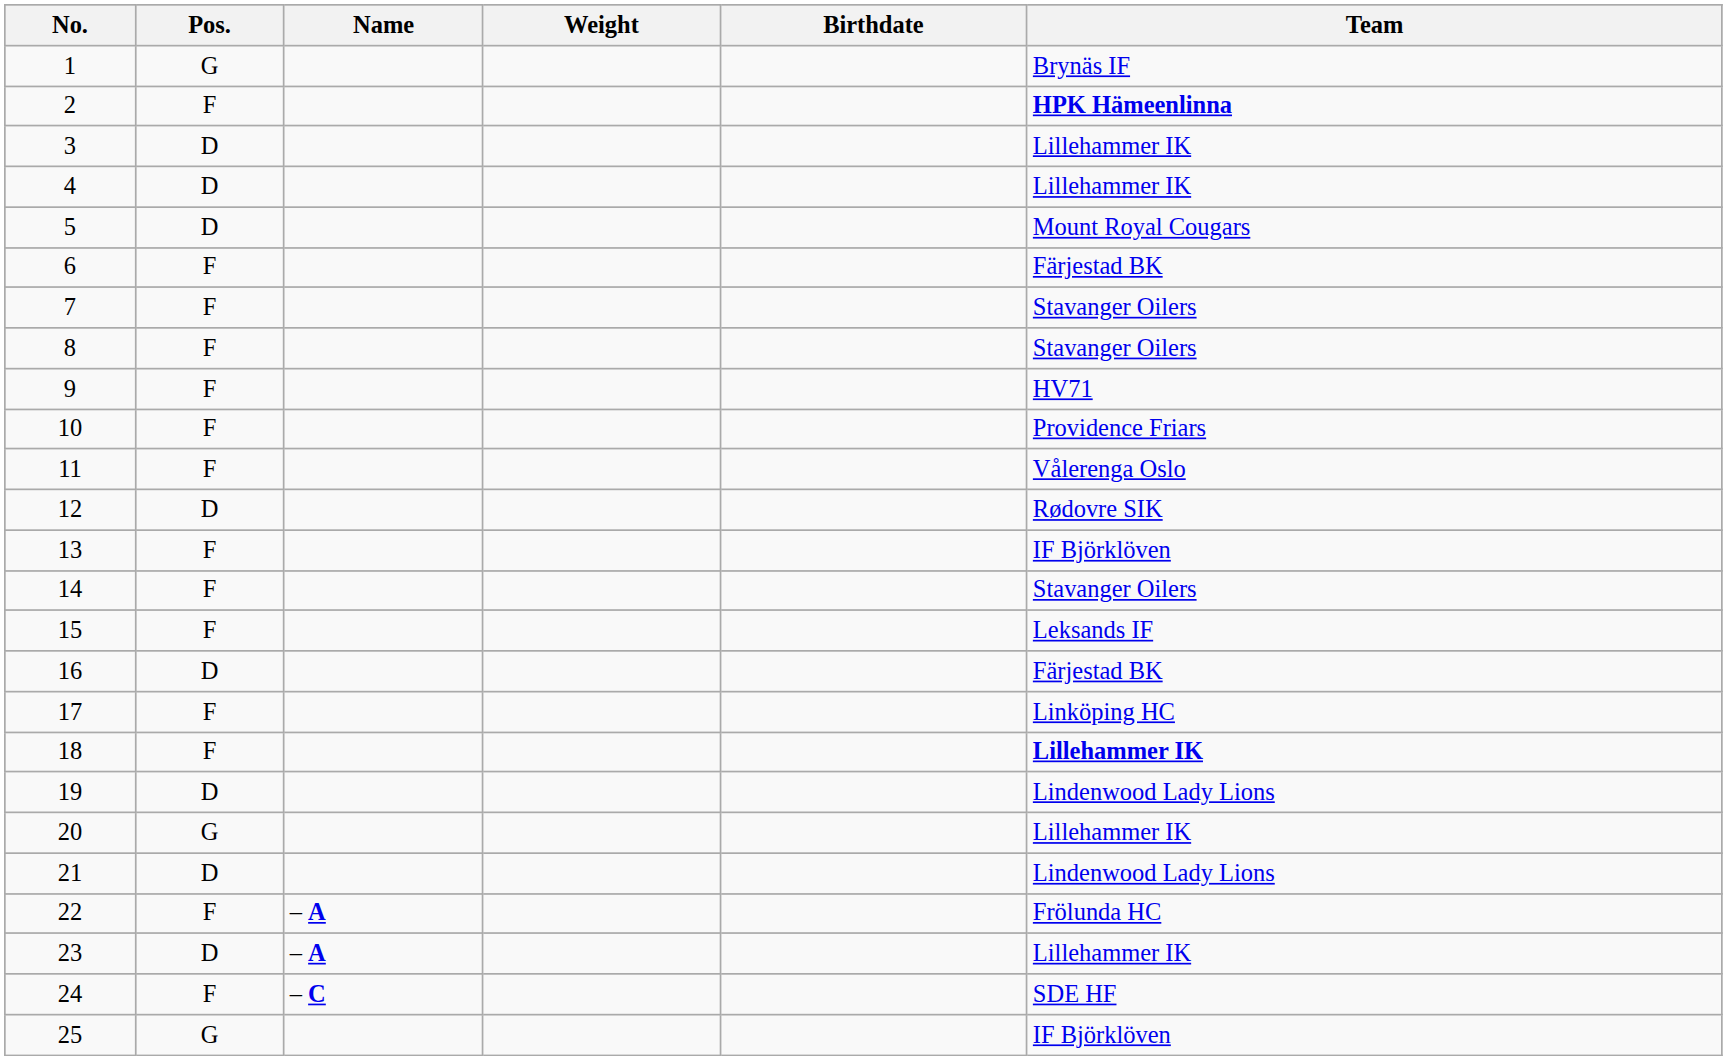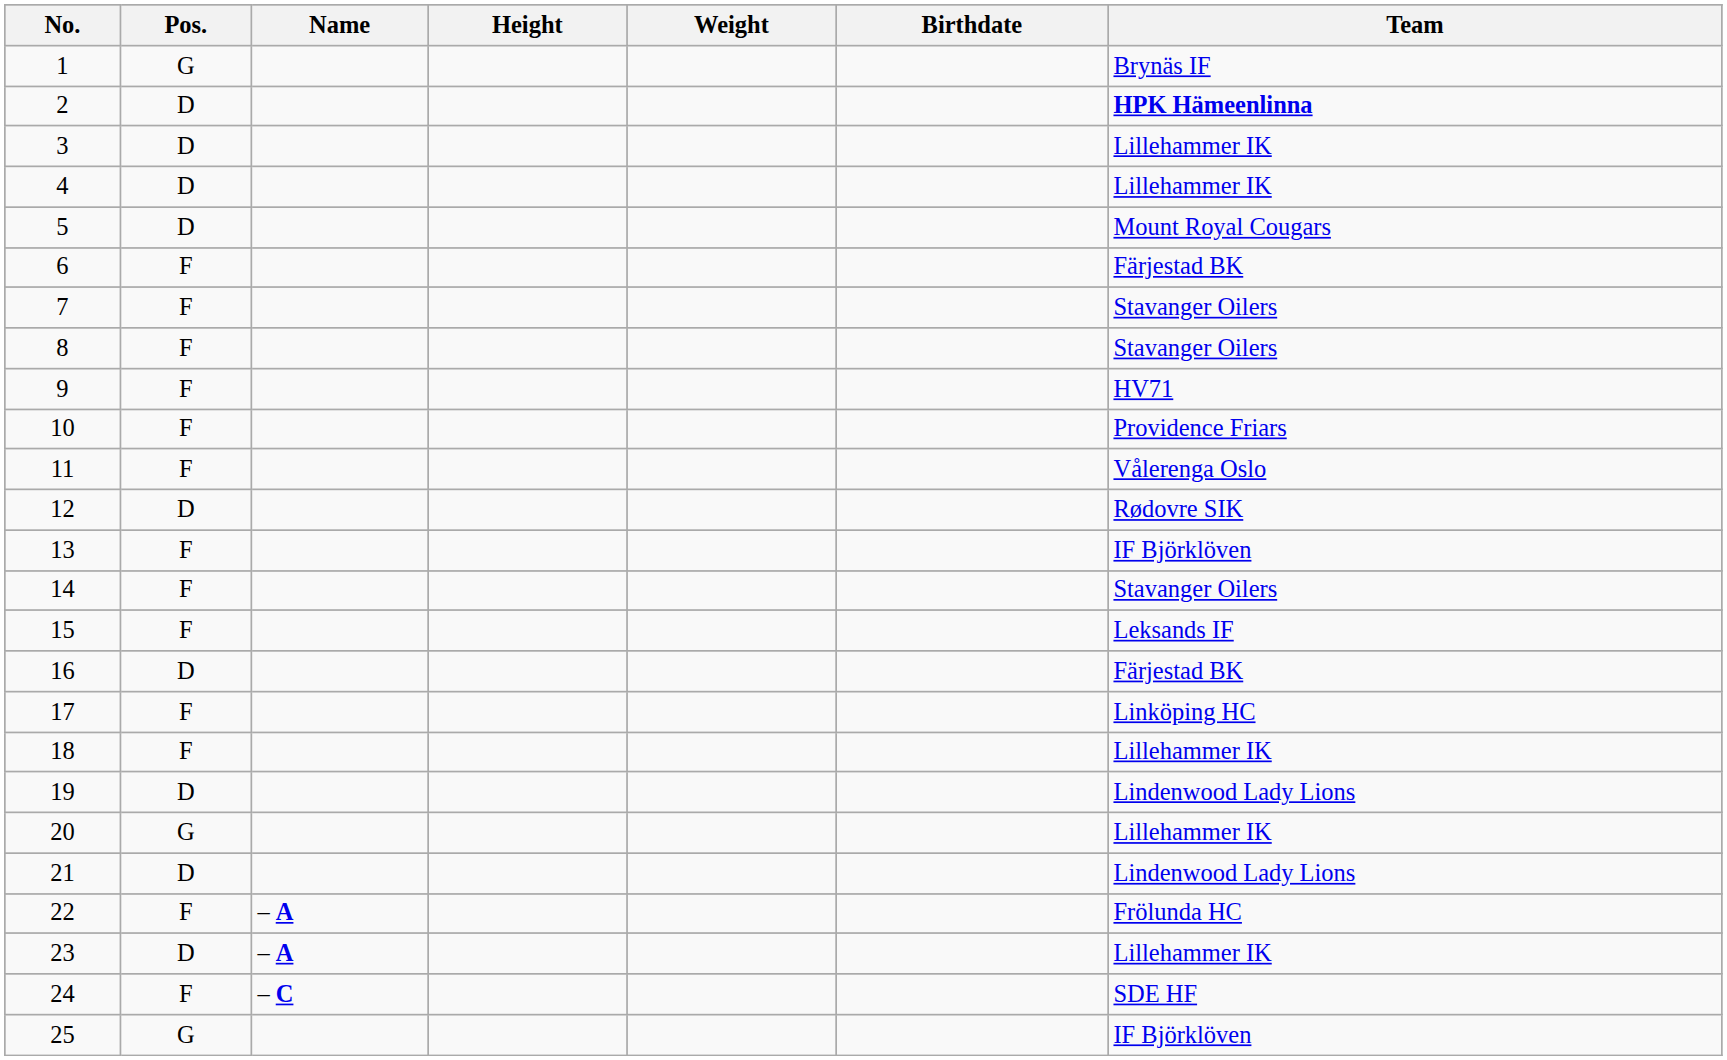+ column: (527, 25)
(210, 105) F -> (186, 105) D
(1118, 751) bold -> (1193, 751) normal
